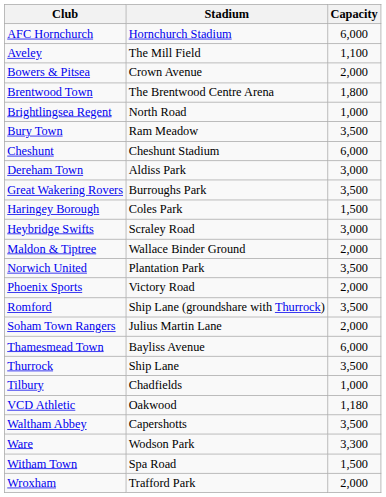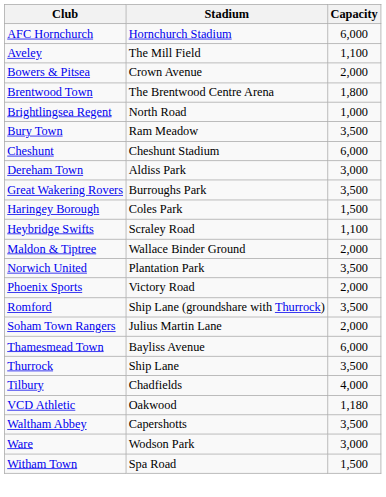(354, 229) 3,000 -> (354, 229) 1,100
(354, 385) 1,000 -> (354, 385) 4,000
(354, 444) 3,300 -> (354, 444) 3,000
- row: (32, 483)
